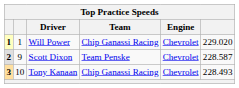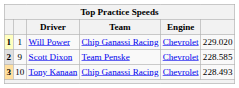(218, 57) 228.587 -> (218, 57) 228.585
